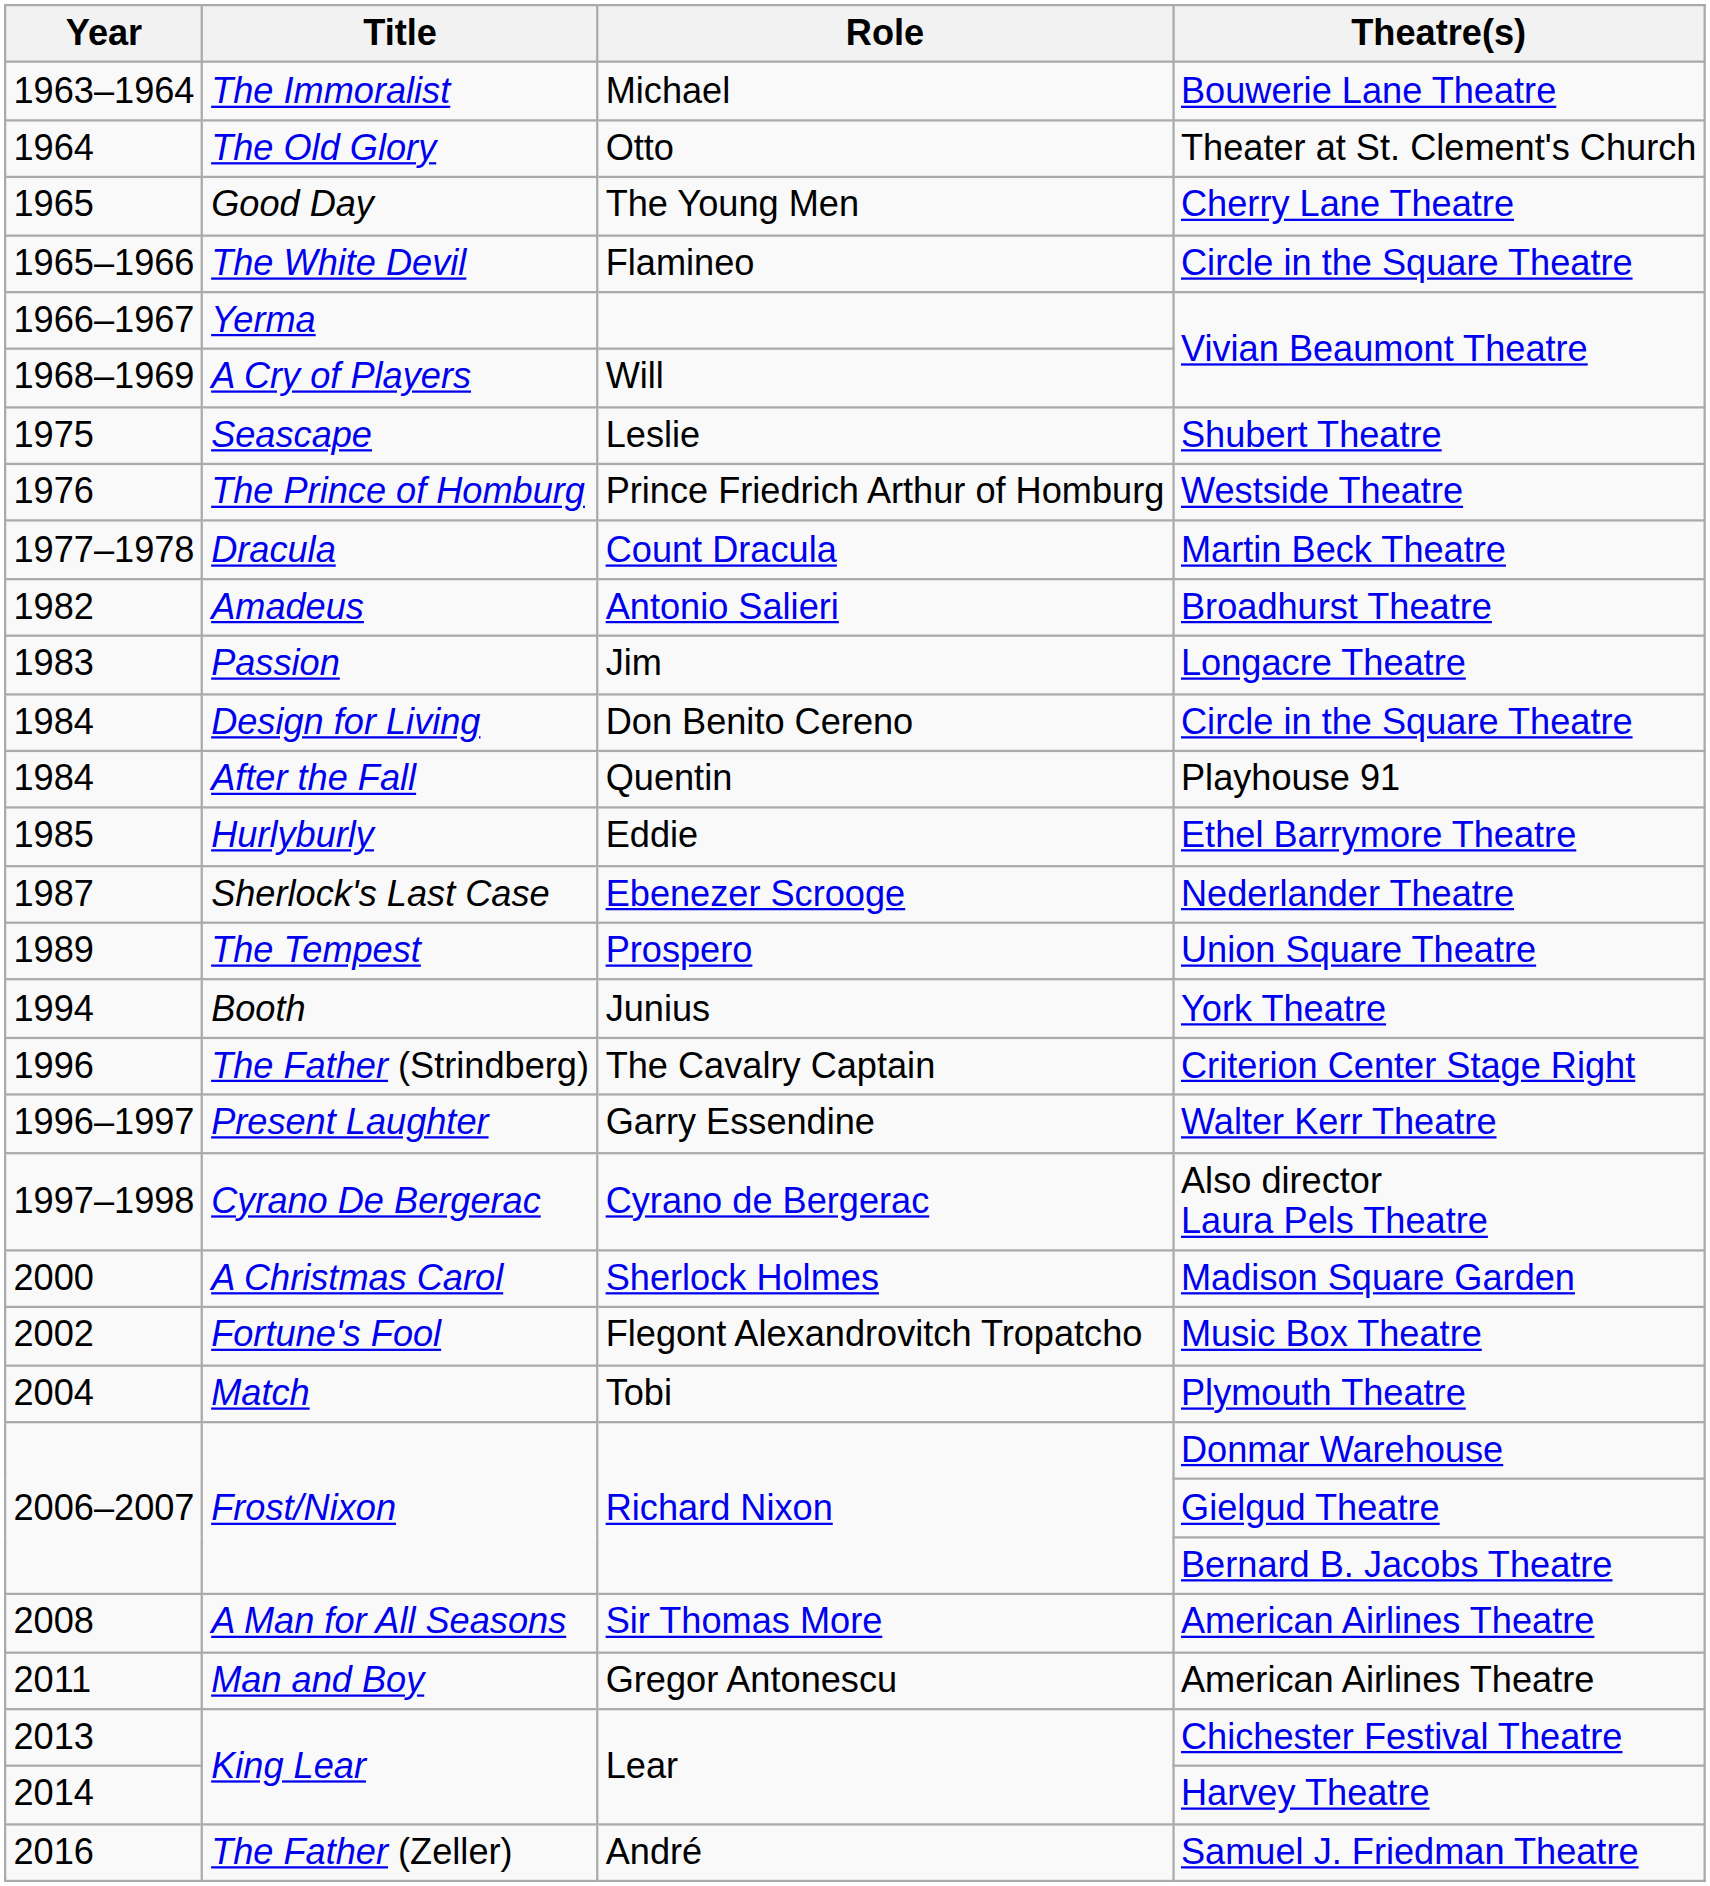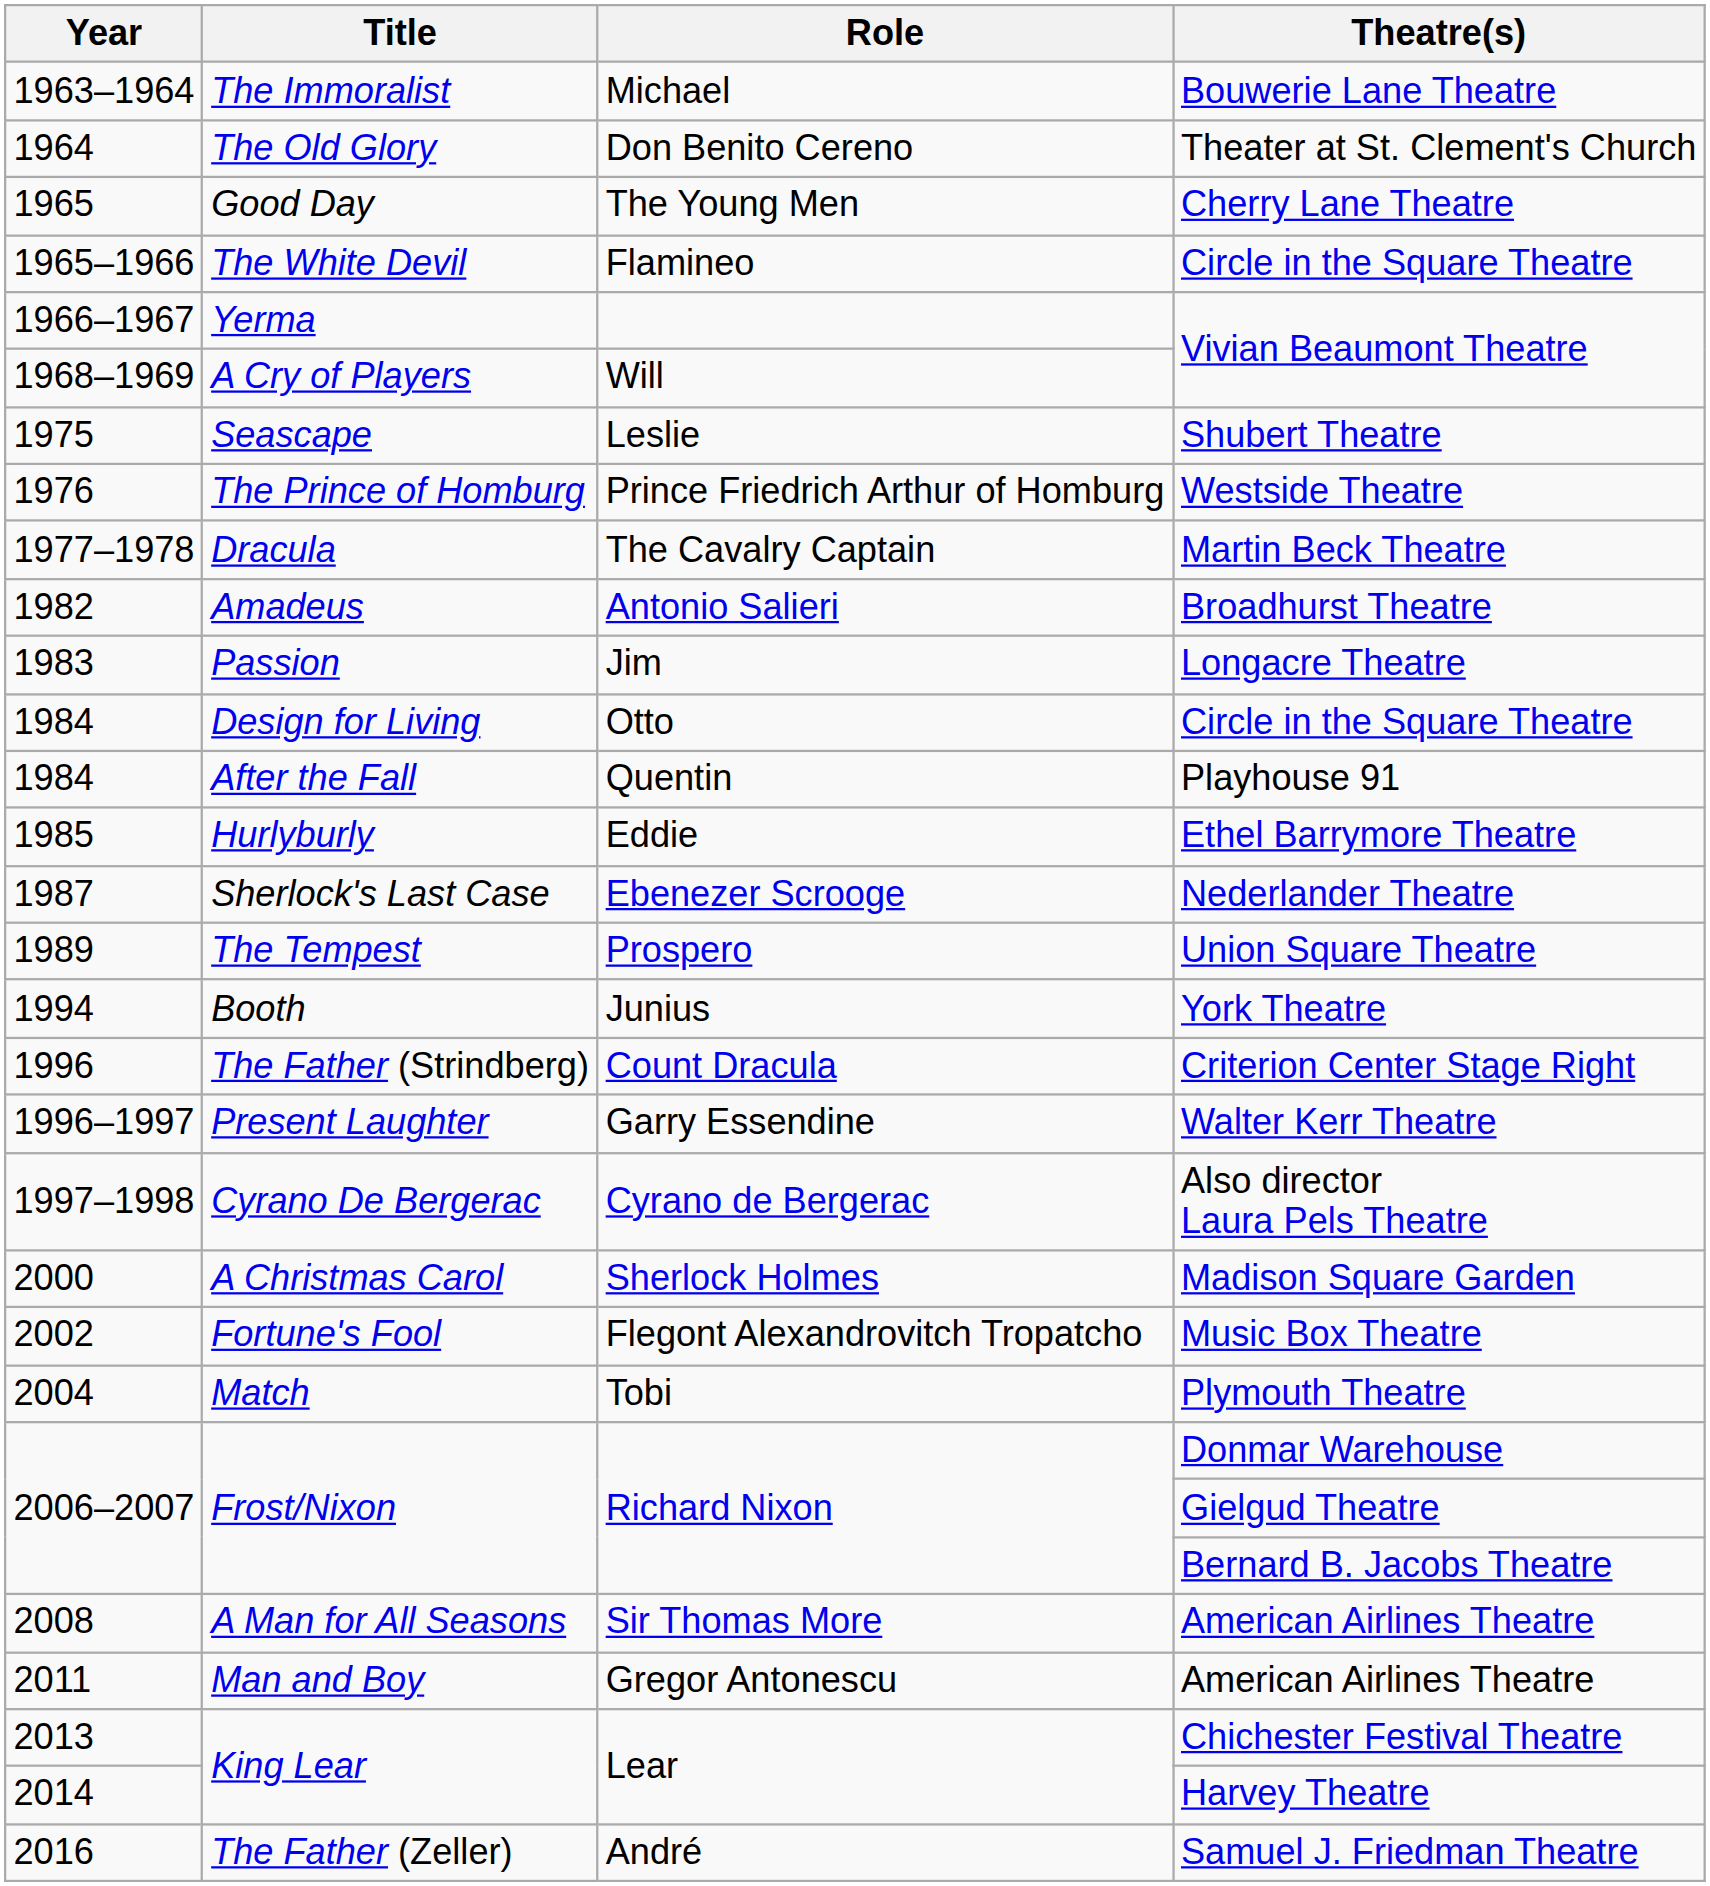(640, 147) Otto -> (759, 147) Don Benito Cereno
(721, 549) Count Dracula -> (770, 549) The Cavalry Captain
(759, 721) Don Benito Cereno -> (640, 721) Otto
(770, 1065) The Cavalry Captain -> (721, 1065) Count Dracula
